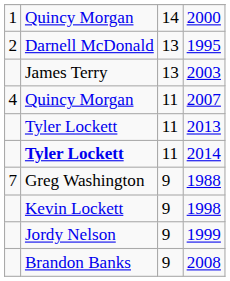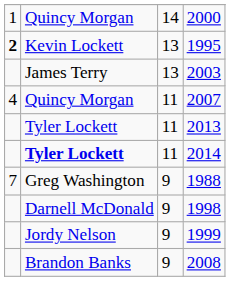(13, 45) normal -> (13, 45) bold
(89, 45) Darnell McDonald -> (74, 45) Kevin Lockett
(74, 208) Kevin Lockett -> (89, 208) Darnell McDonald
